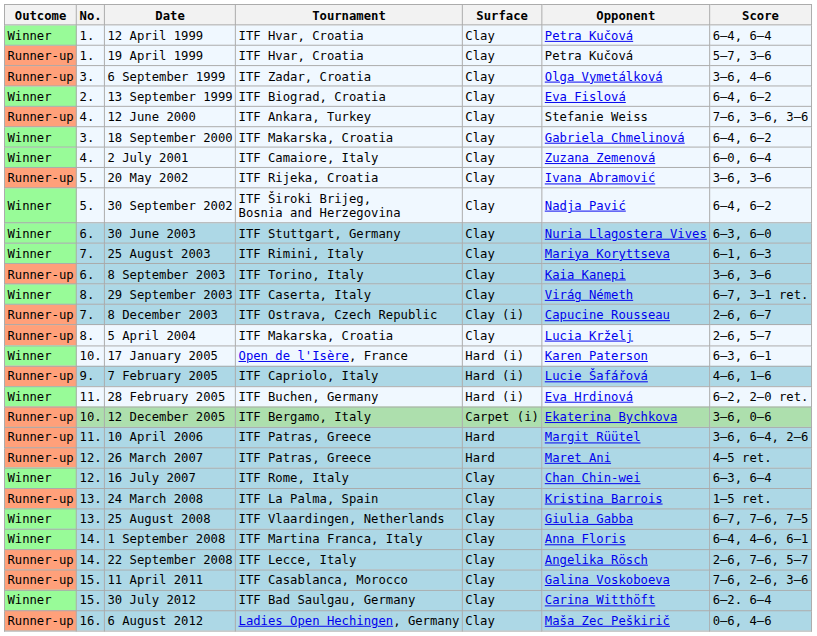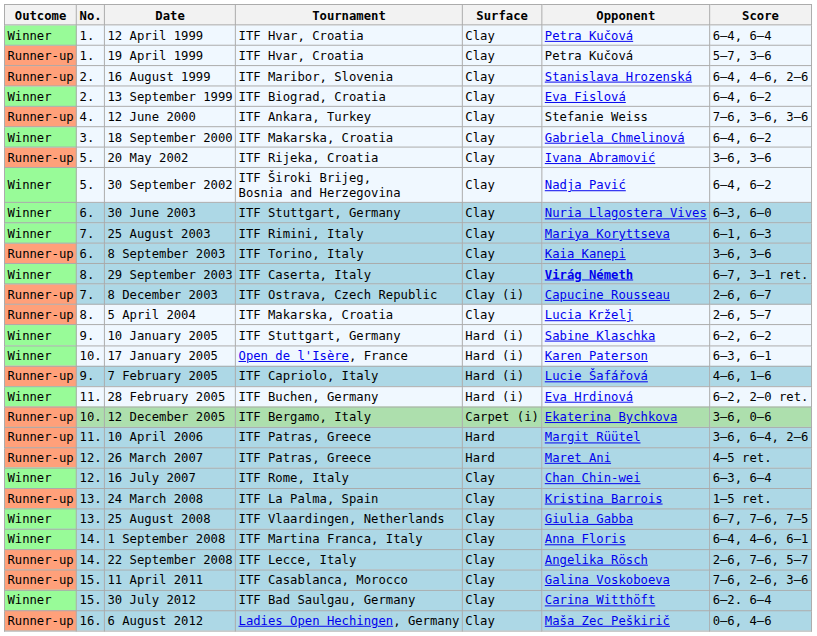+ row: (159, 75)
- row: (166, 75)
- row: (148, 157)
(589, 294) normal -> (589, 274) bold
+ row: (163, 335)
